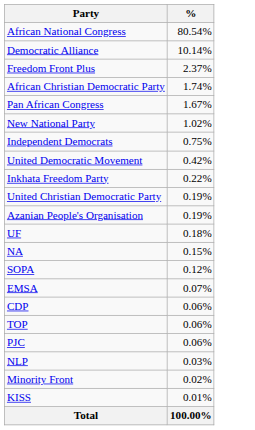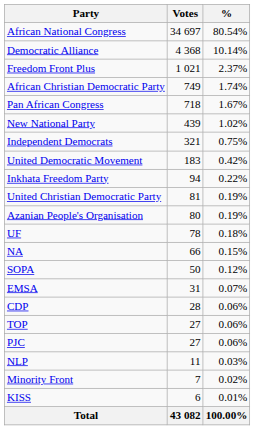+ column: (185, 13)
